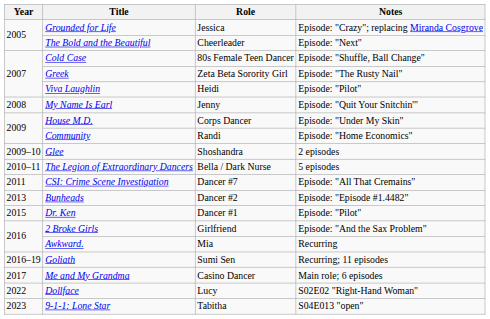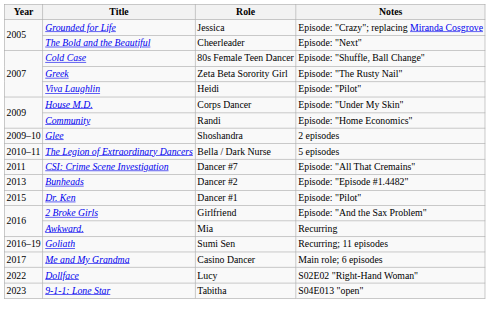- row: (79, 105)
